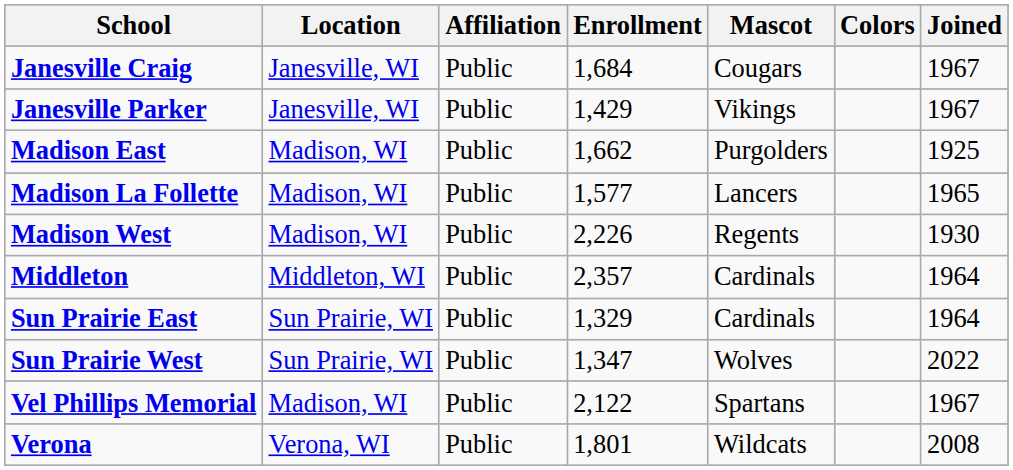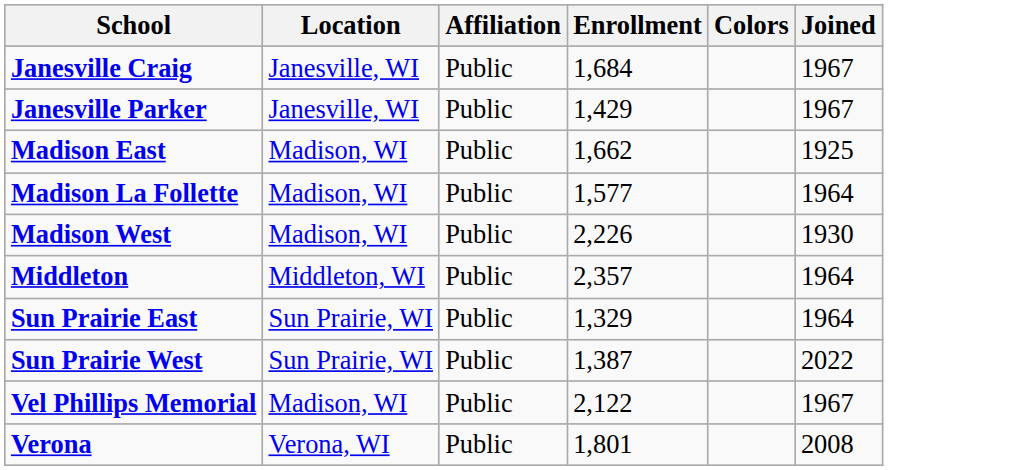- column: (771, 25)
(953, 192) 1965 -> (827, 192) 1964
(603, 360) 1,347 -> (603, 360) 1,387
